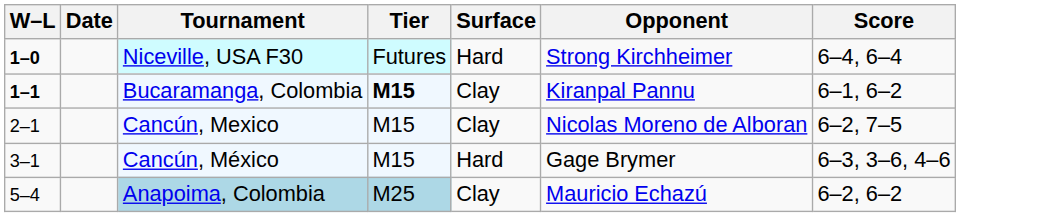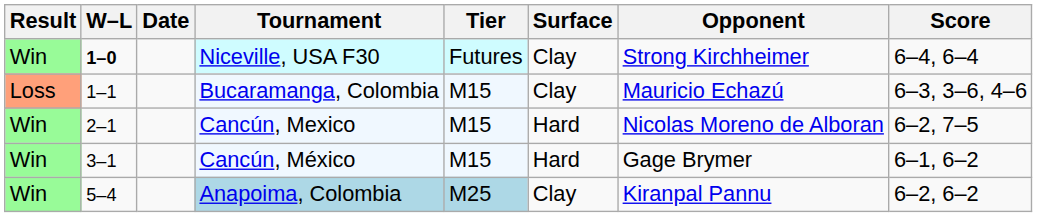+ column: (43, 21)
(480, 56) Hard -> (555, 56) Clay
(25, 90) bold -> (101, 92) normal
(394, 90) bold -> (470, 90) normal
(620, 90) Kiranpal Pannu -> (703, 90) Mauricio Echazú
(860, 90) 6–1, 6–2 -> (960, 90) 6–3, 3–6, 4–6
(478, 125) Clay -> (556, 125) Hard
(884, 159) 6–3, 3–6, 4–6 -> (936, 159) 6–1, 6–2
(627, 194) Mauricio Echazú -> (697, 194) Kiranpal Pannu
